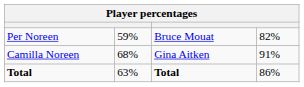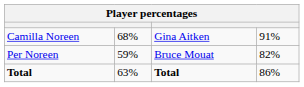rows swapped: (43, 54) <-> (33, 36)
